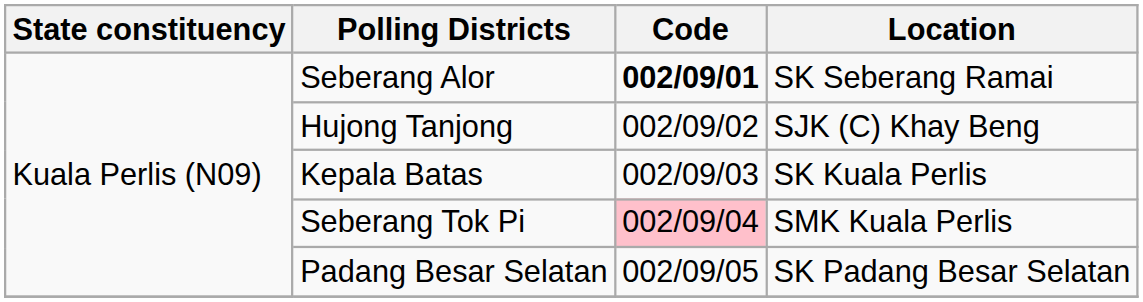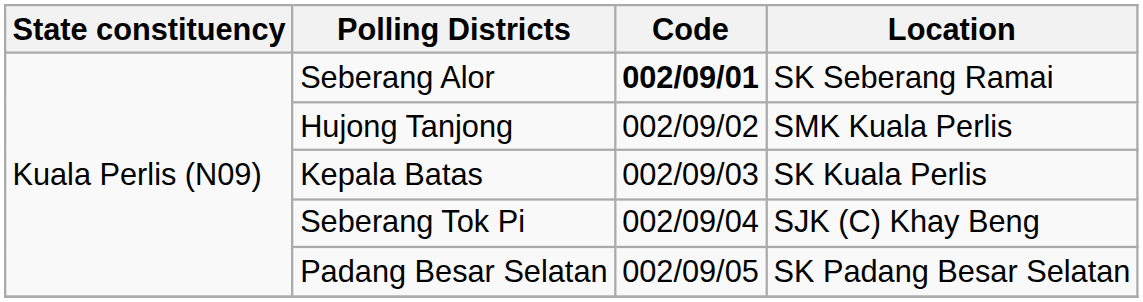(907, 126) SJK (C) Khay Beng -> (893, 126) SMK Kuala Perlis
(690, 223) pink background -> (690, 223) no background
(893, 223) SMK Kuala Perlis -> (907, 223) SJK (C) Khay Beng
